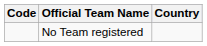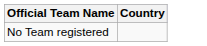- column: (22, 13)
